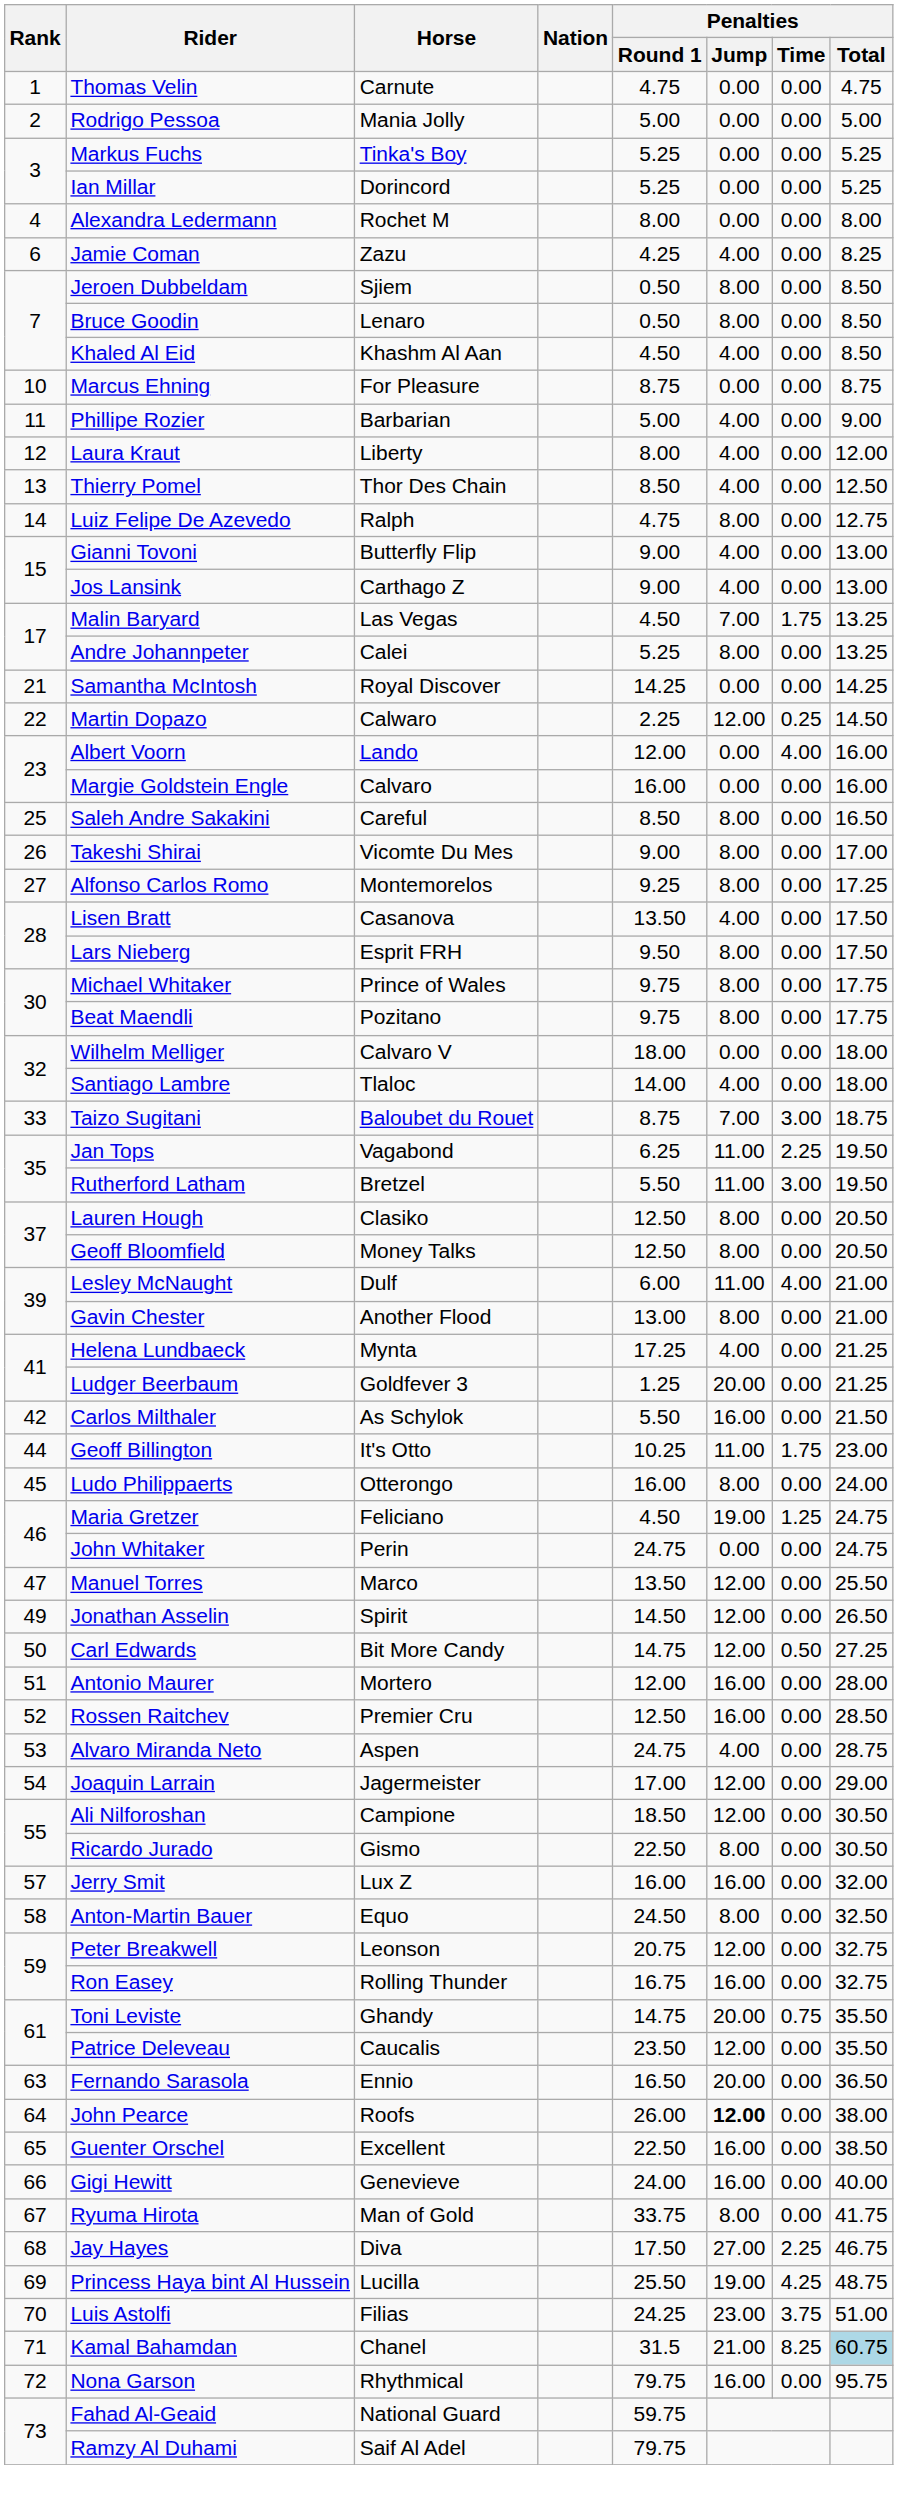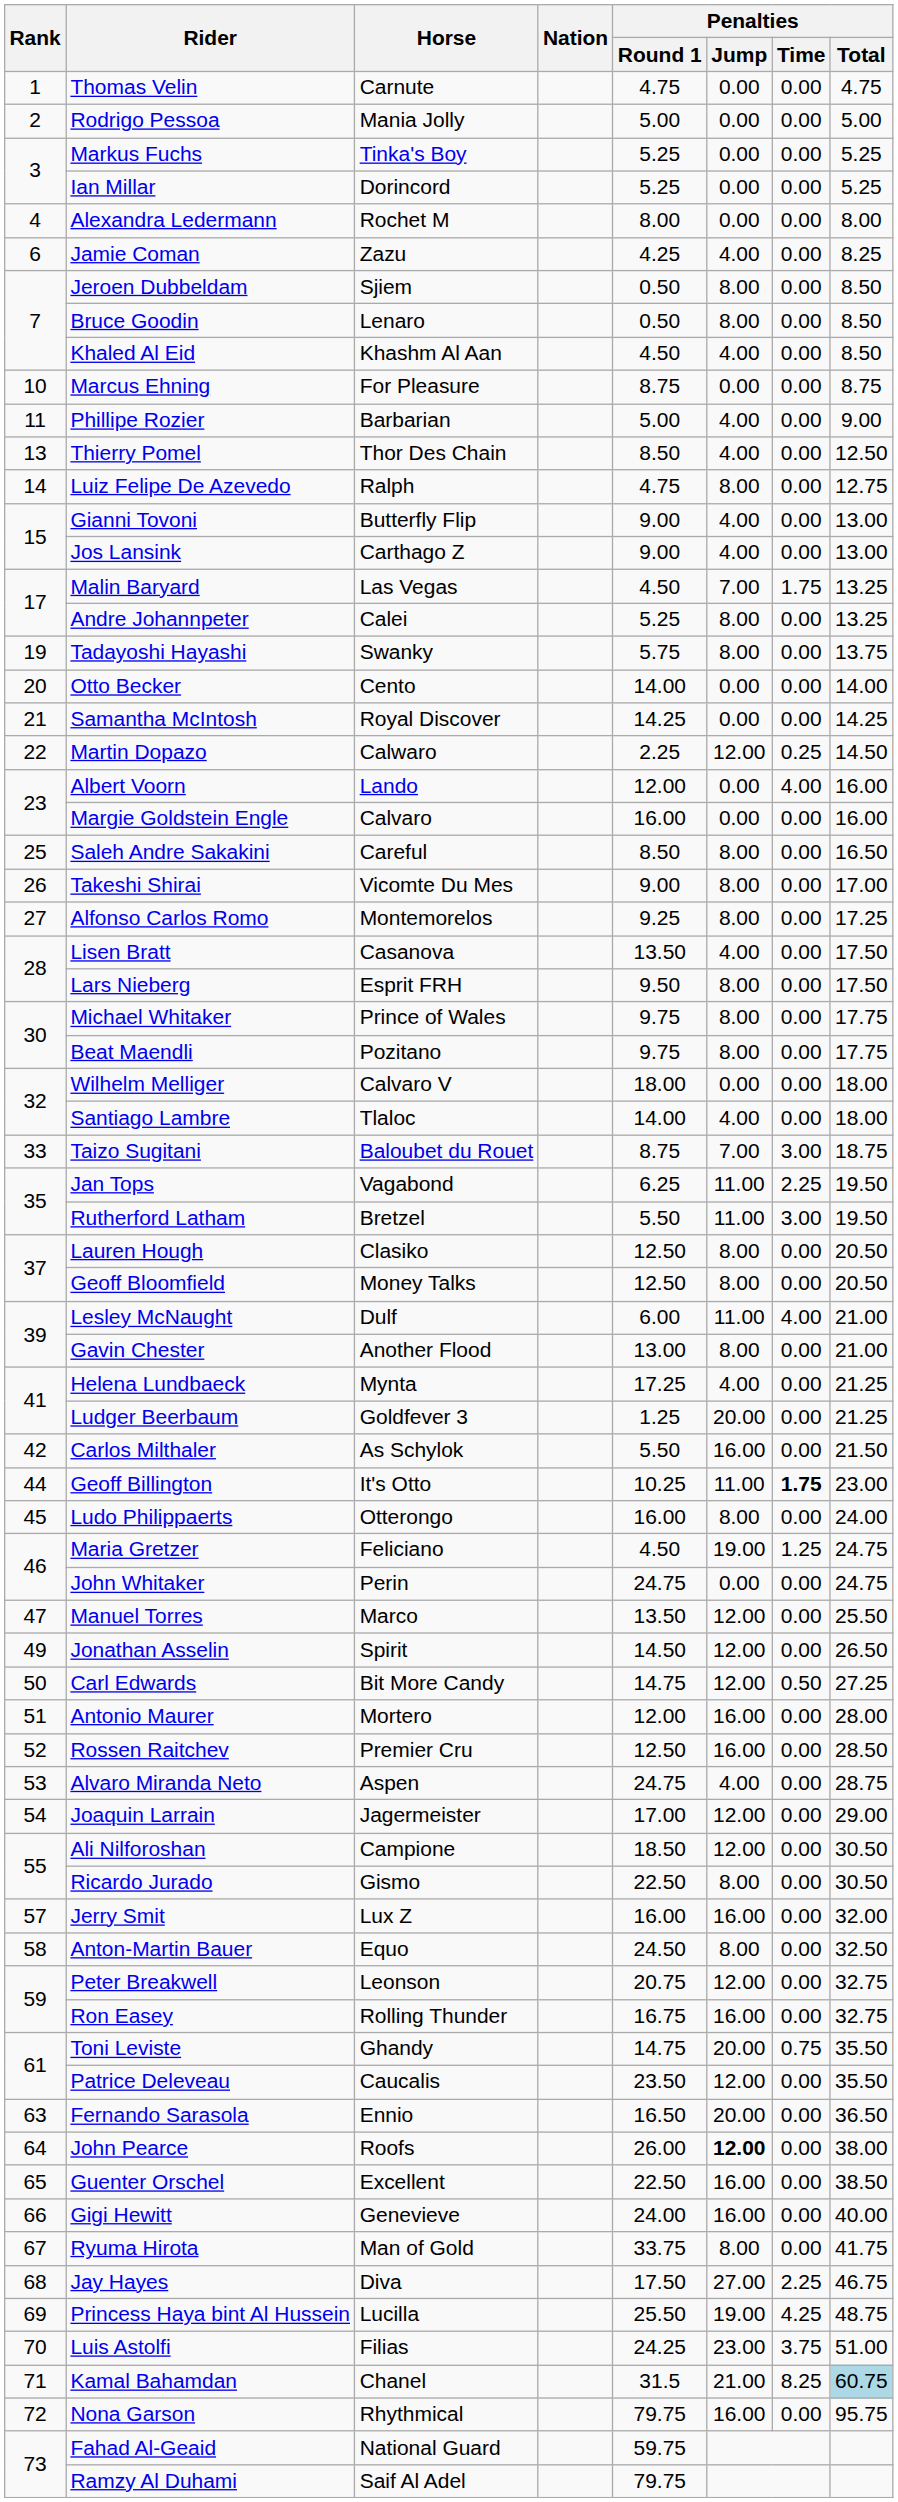- row: (125, 453)
+ row: (158, 652)
+ row: (126, 685)
(801, 1450) normal -> (801, 1483) bold
